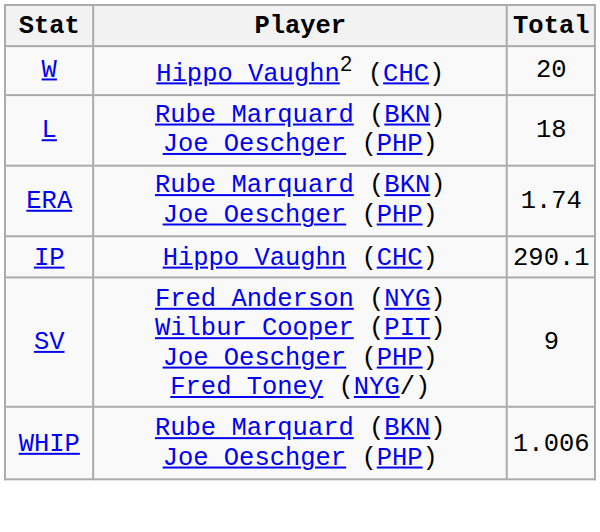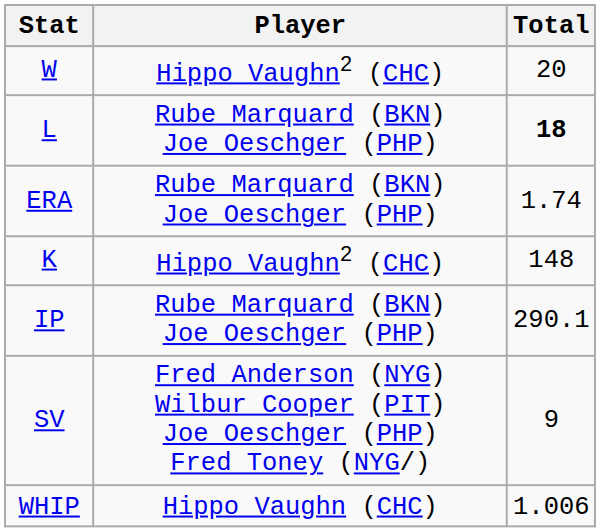(551, 130) normal -> (551, 130) bold
+ row: (49, 260)
(300, 257) Hippo Vaughn (CHC) -> (300, 320) Rube Marquard (BKN) Joe Oeschger (PHP)
(300, 443) Rube Marquard (BKN) Joe Oeschger (PHP) -> (300, 506) Hippo Vaughn (CHC)
